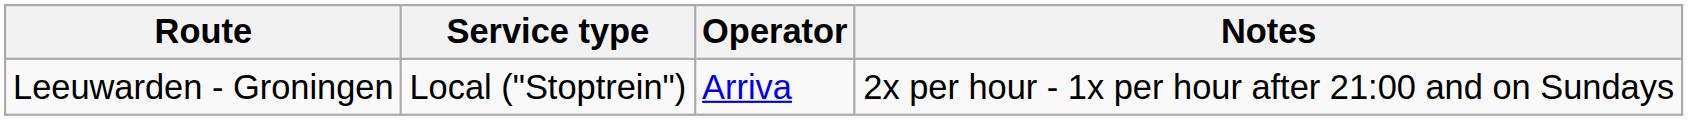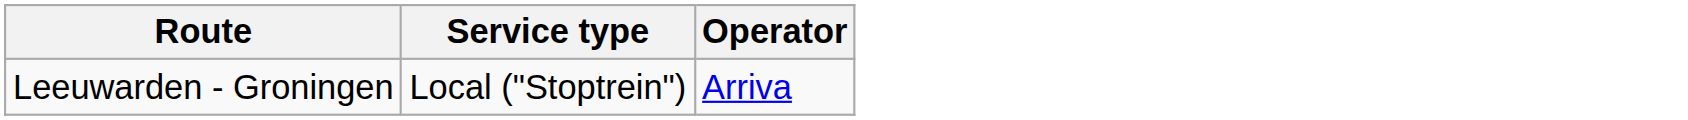- column: (1269, 31)
